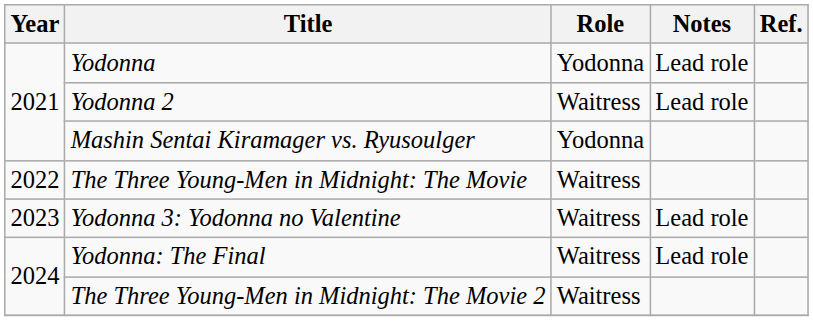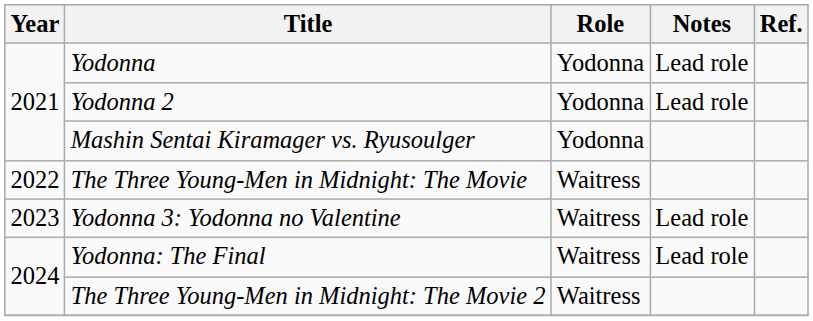(599, 101) Waitress -> (600, 101) Yodonna
